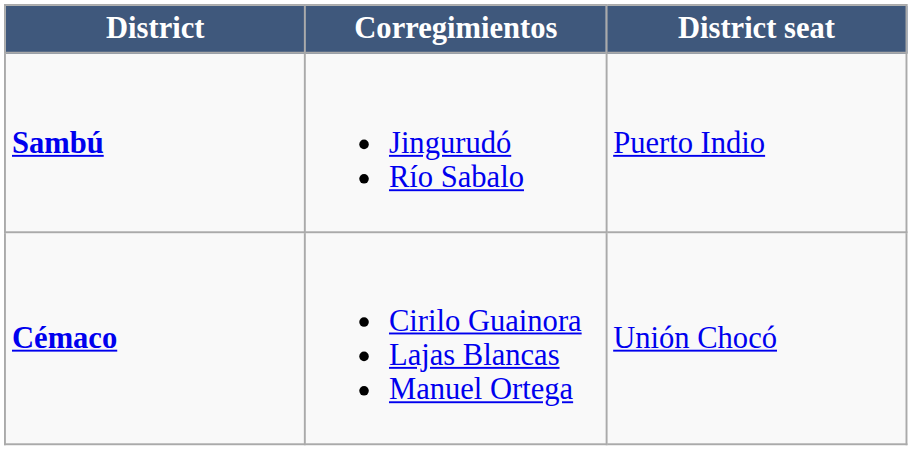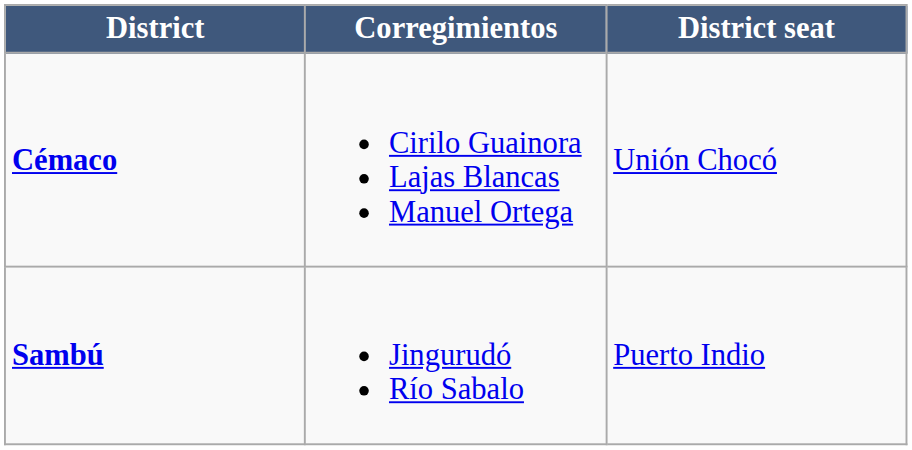rows swapped: (65, 337) <-> (58, 142)
